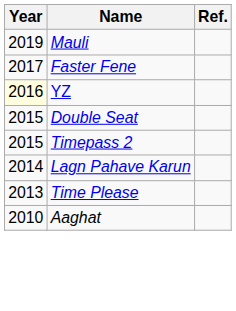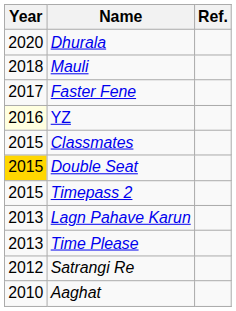+ row: (78, 42)
(26, 42) 2019 -> (26, 67) 2018
+ row: (92, 142)
(26, 117) no background -> (26, 167) gold background
(26, 167) 2014 -> (26, 218) 2013
+ row: (93, 268)
